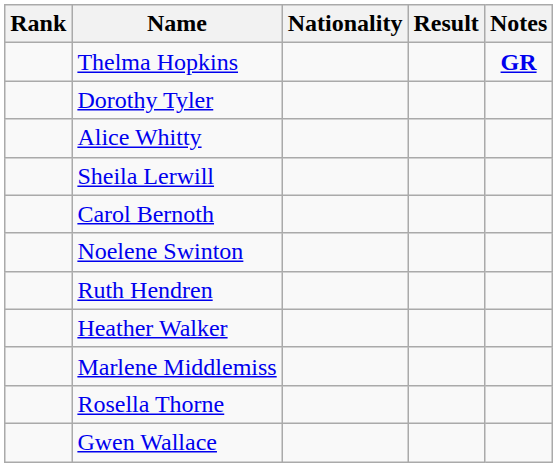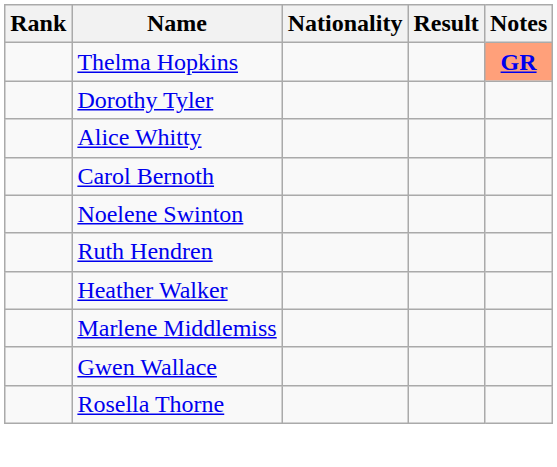(519, 61) no background -> (519, 61) lightsalmon background
- row: (146, 175)
rows swapped: (147, 442) <-> (151, 404)
